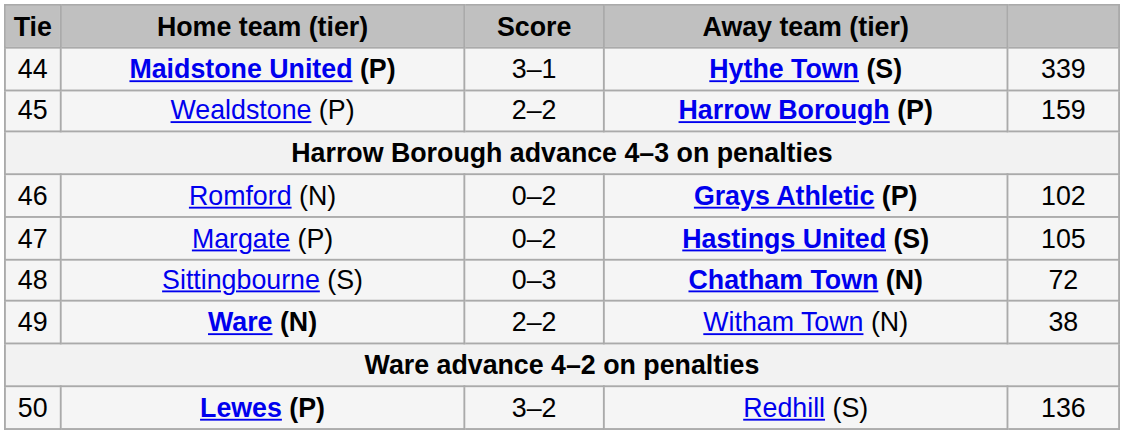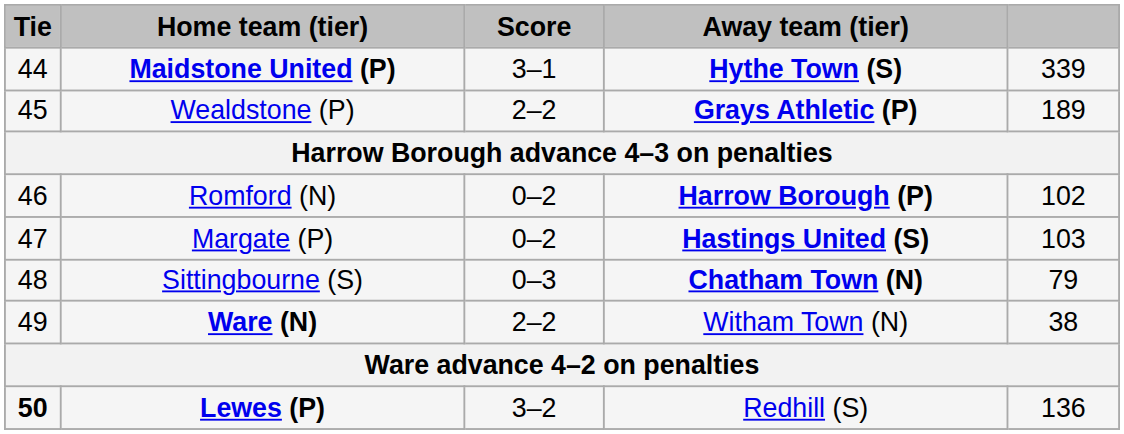(806, 111) Harrow Borough (P) -> (806, 111) Grays Athletic (P)
(1063, 111) 159 -> (1063, 111) 189
(806, 196) Grays Athletic (P) -> (806, 196) Harrow Borough (P)
(1063, 238) 105 -> (1063, 238) 103
(1063, 280) 72 -> (1063, 280) 79
(33, 407) normal -> (33, 407) bold
